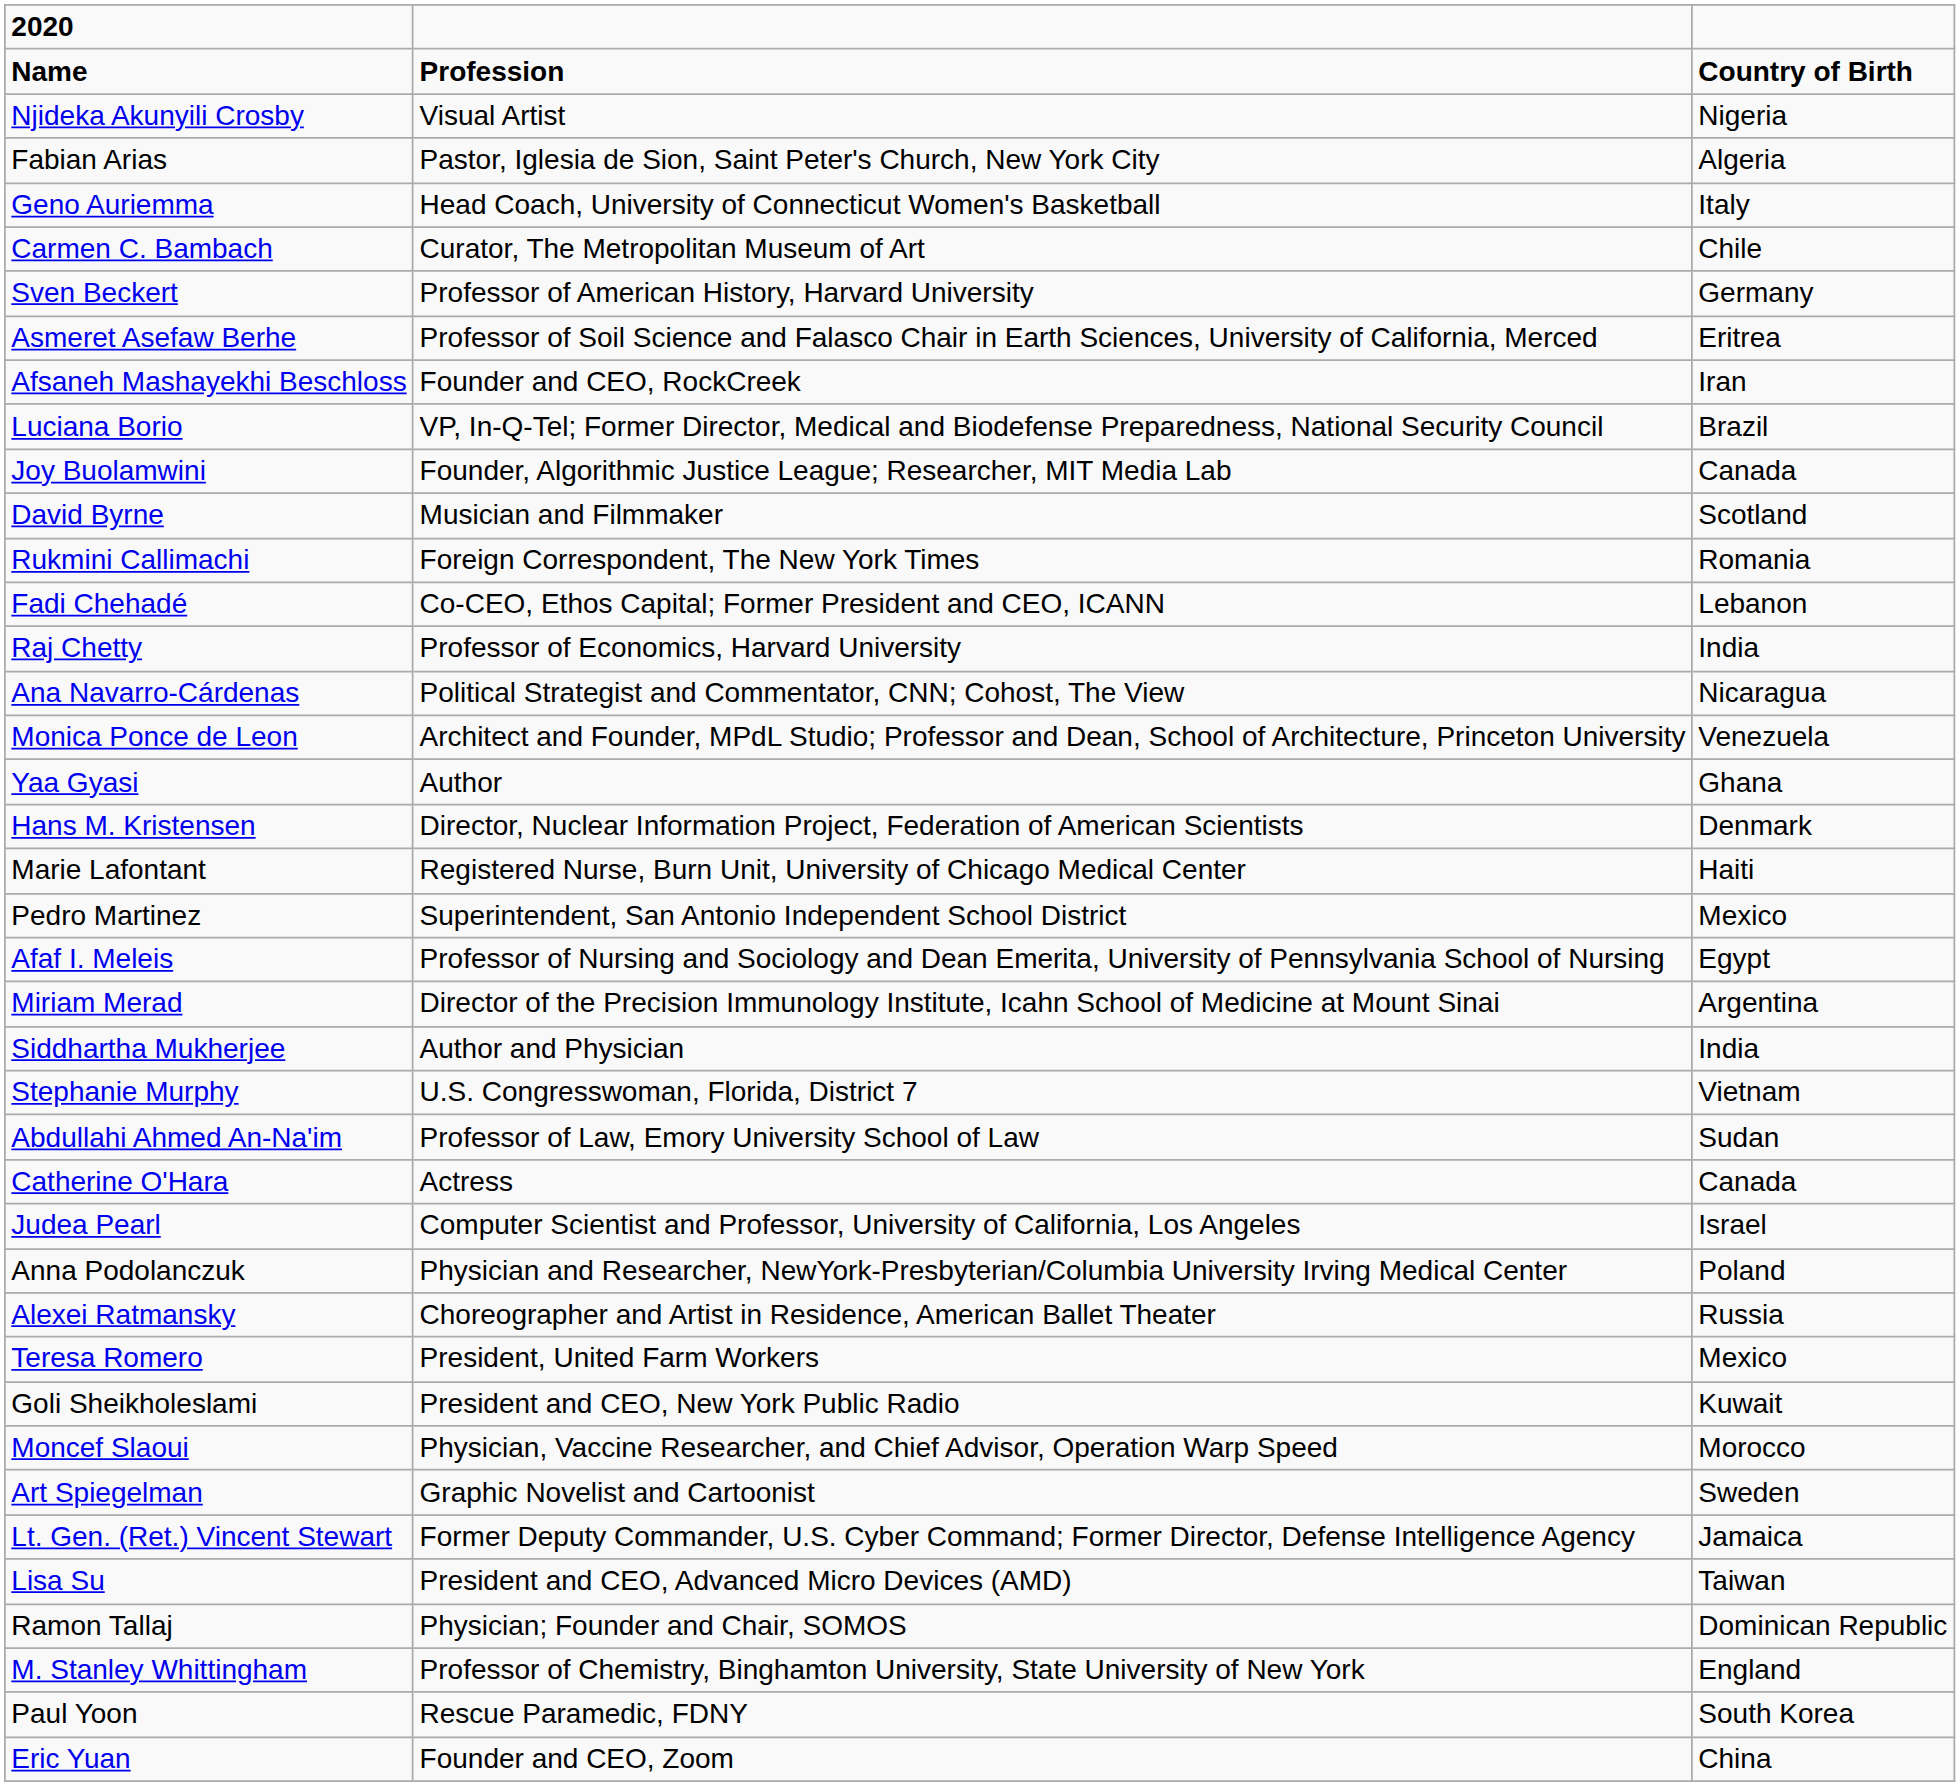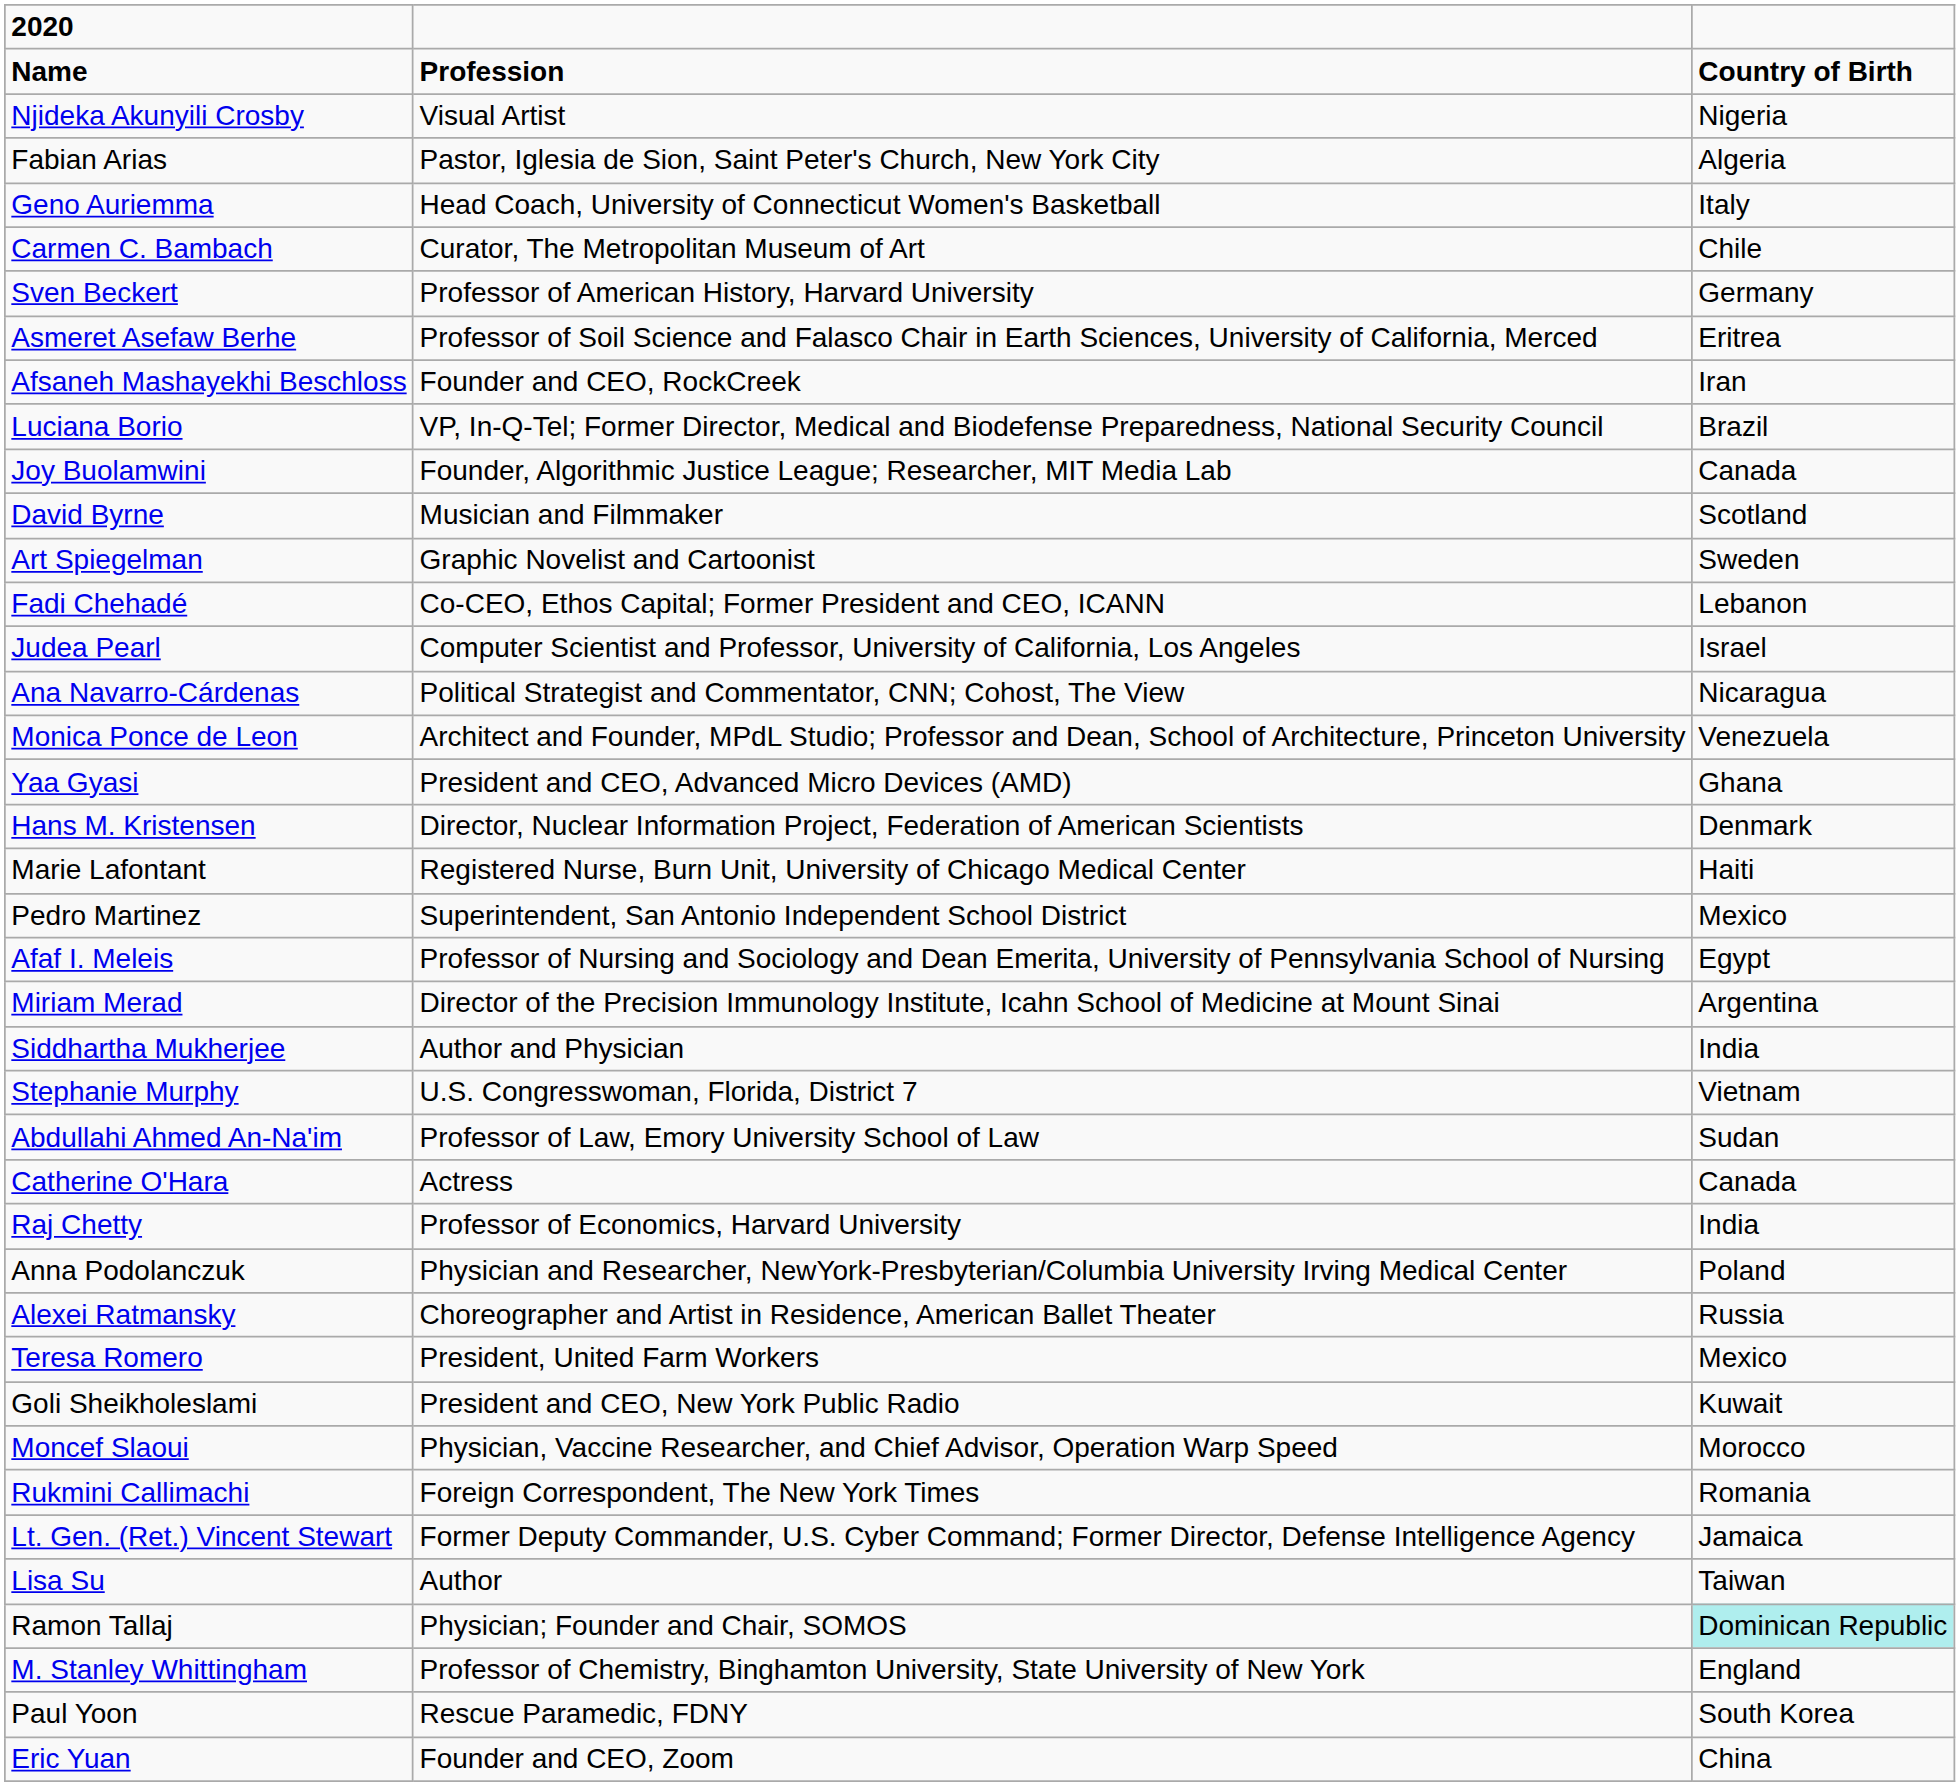rows swapped: (130, 559) <-> (107, 1492)
rows swapped: (77, 648) <-> (86, 1225)
(461, 781) Author -> (746, 781) President and CEO, Advanced Micro Devices (AMD)
(746, 1580) President and CEO, Advanced Micro Devices (AMD) -> (461, 1580) Author
(1823, 1625) no background -> (1823, 1625) paleturquoise background
